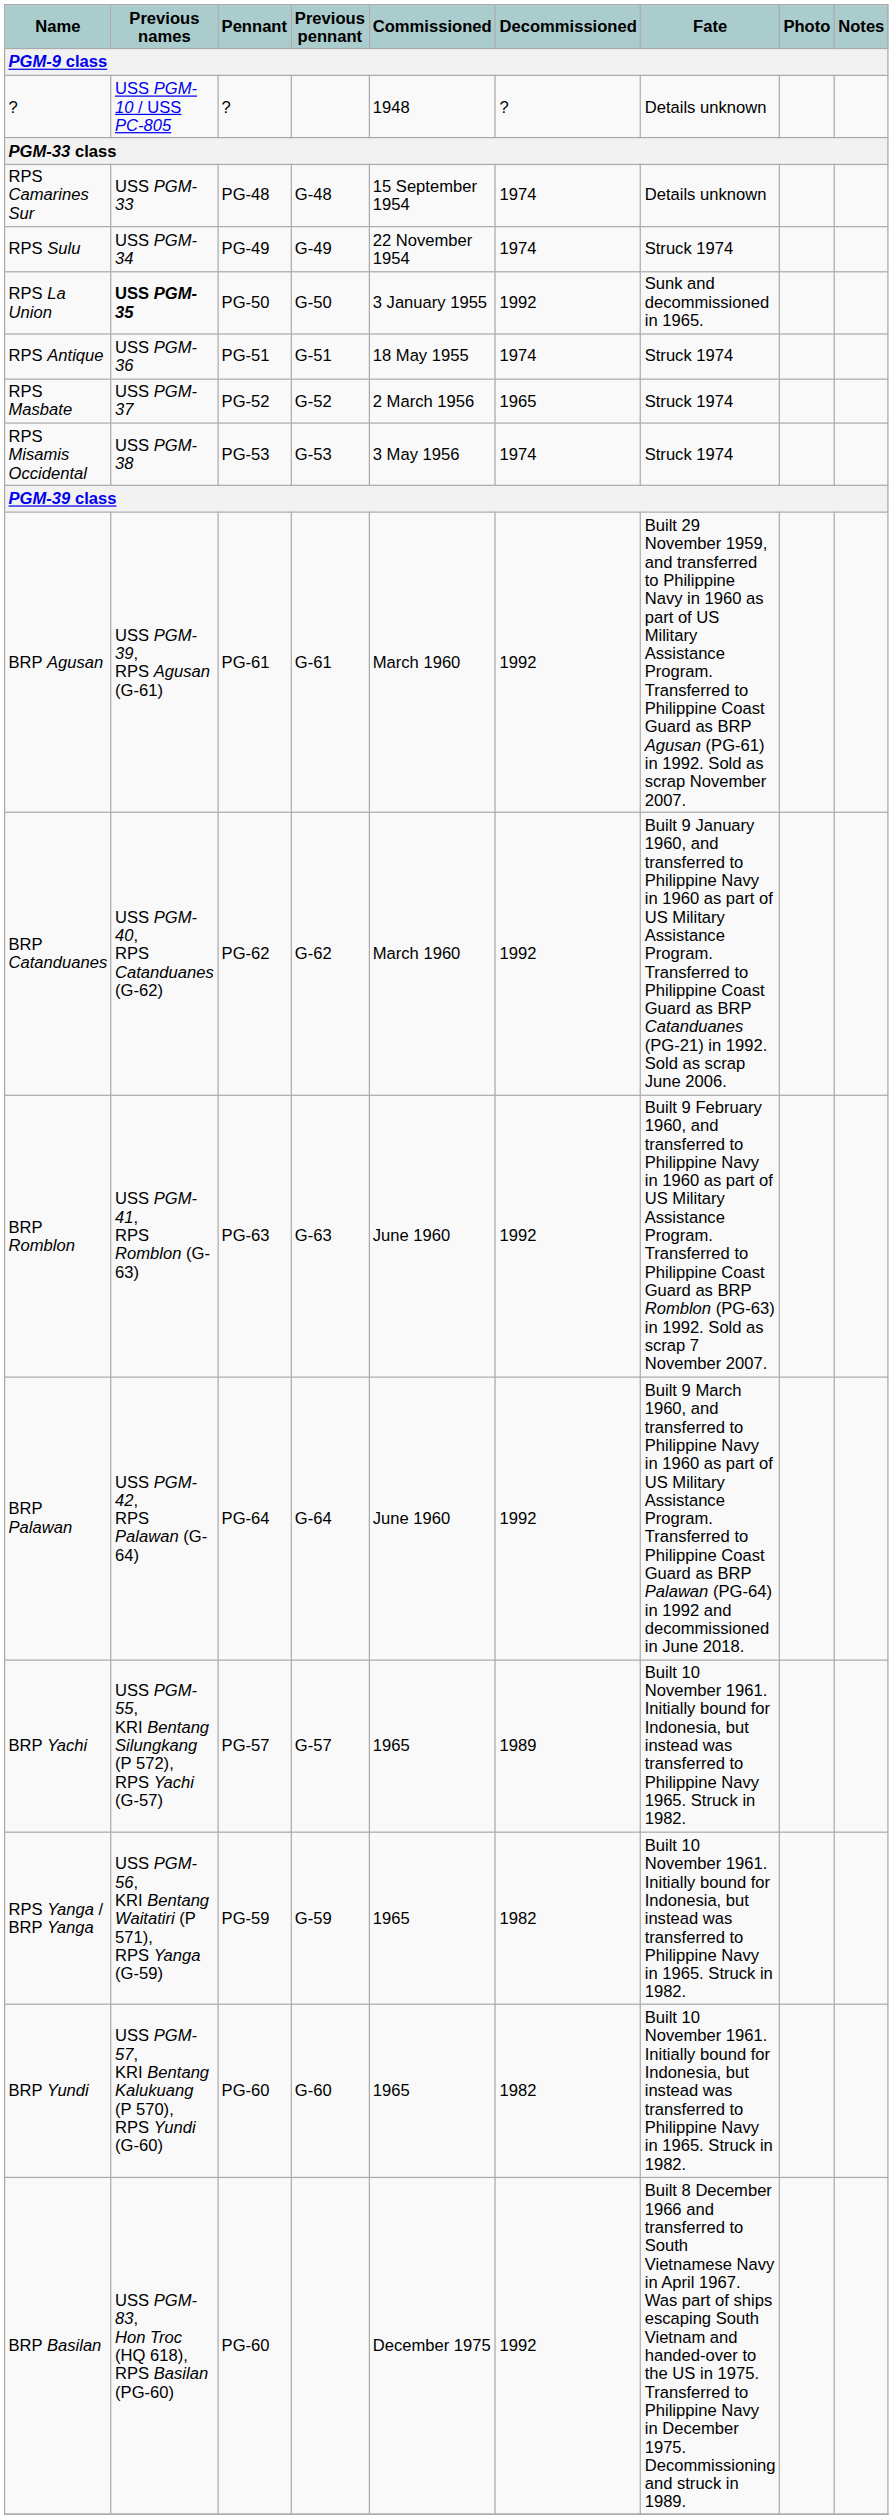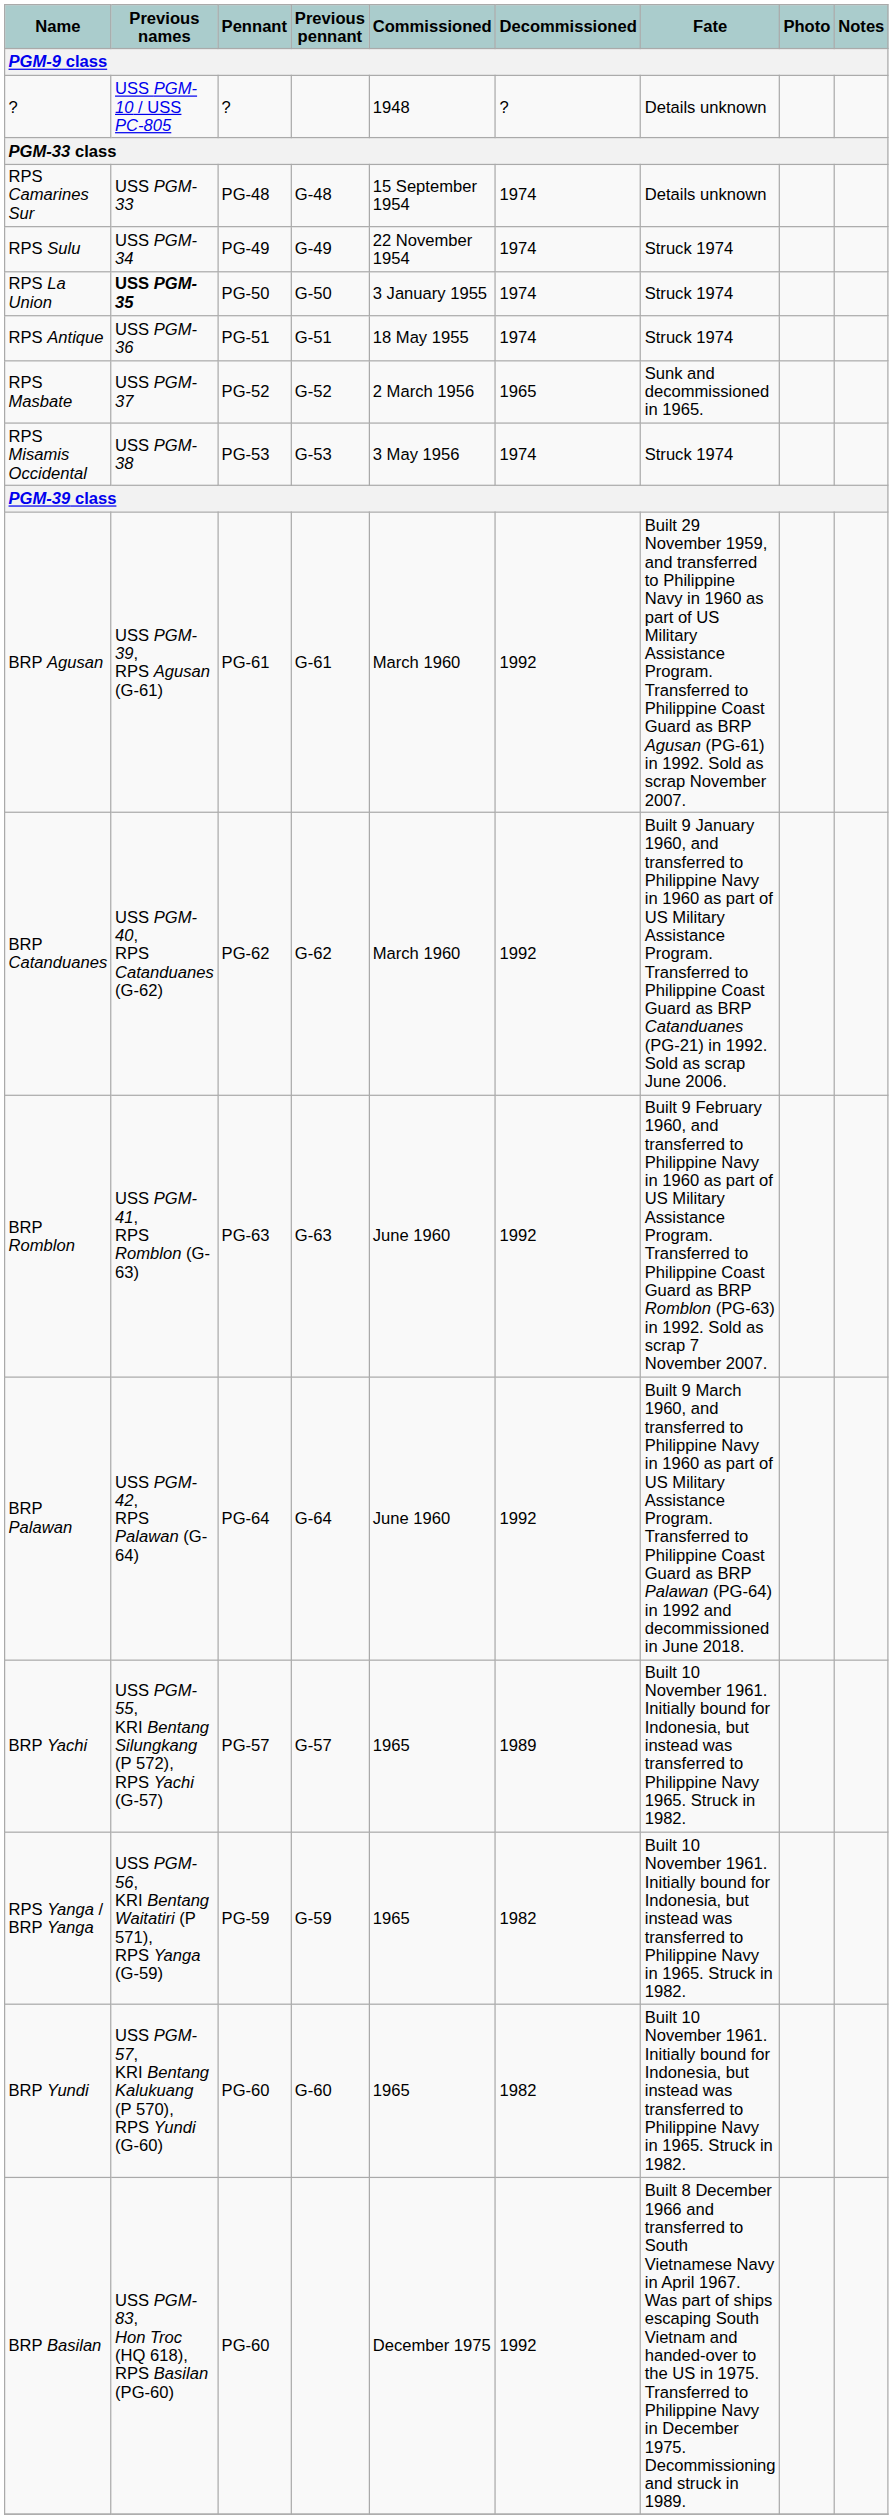(518, 302) 1992 -> (518, 293) 1974
(707, 302) Sunk and decommissioned in 1965. -> (689, 293) Struck 1974
(689, 400) Struck 1974 -> (707, 391) Sunk and decommissioned in 1965.
